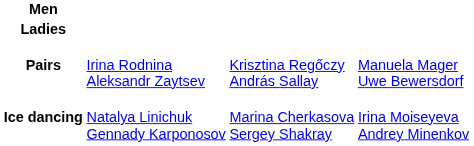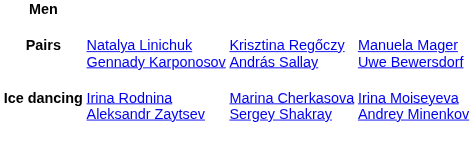- row: (43, 29)
(146, 73) Irina Rodnina Aleksandr Zaytsev -> (156, 53) Natalya Linichuk Gennady Karponosov
(156, 125) Natalya Linichuk Gennady Karponosov -> (146, 106) Irina Rodnina Aleksandr Zaytsev
